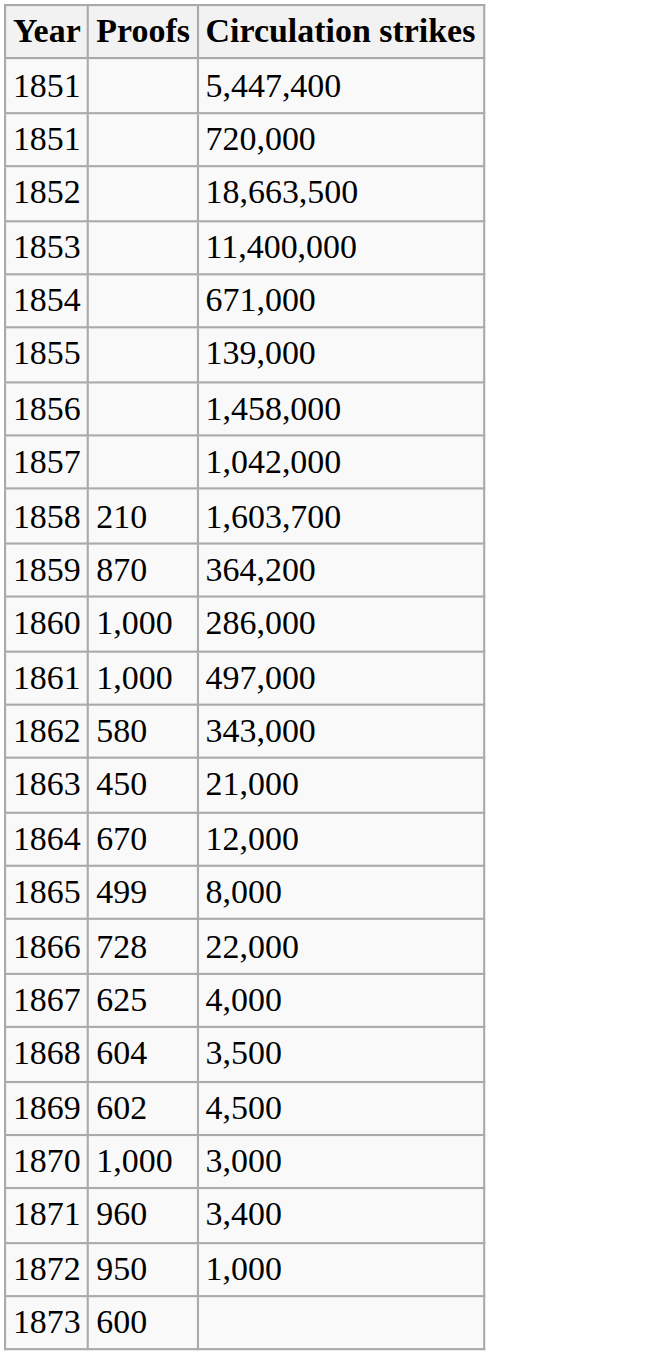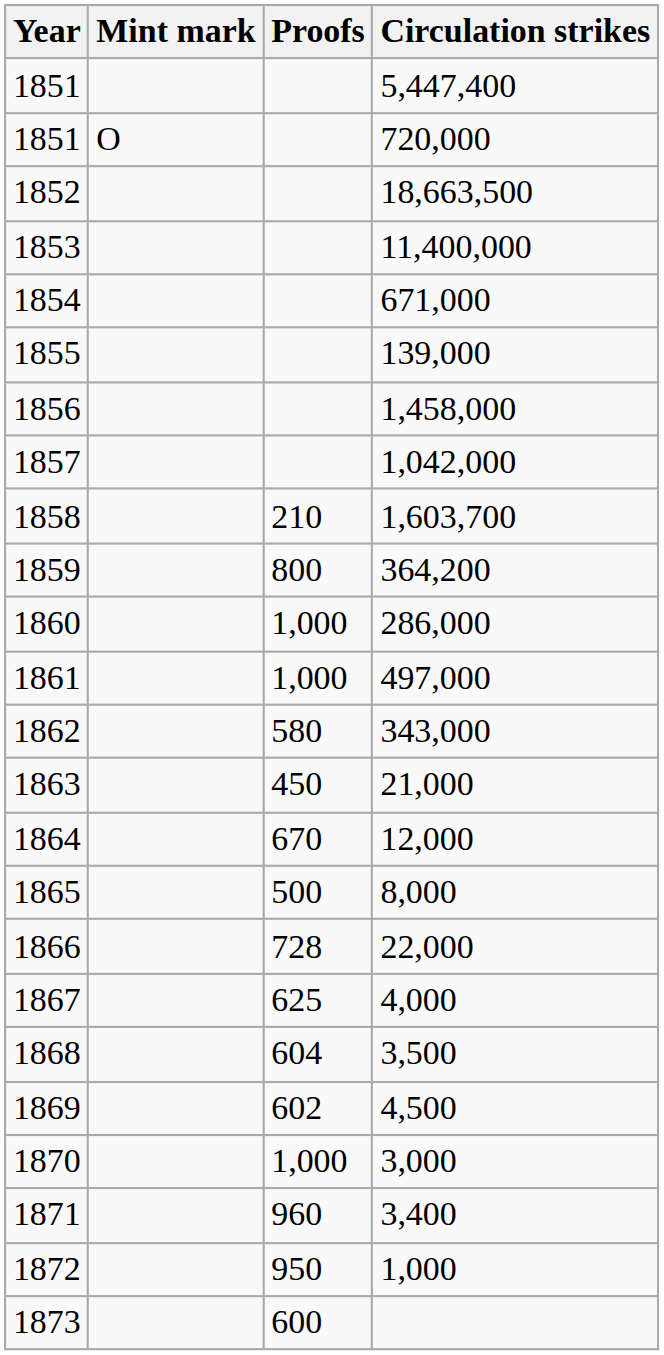+ column: (176, 31)
(122, 569) 870 -> (297, 569) 800
(122, 892) 499 -> (297, 892) 500
